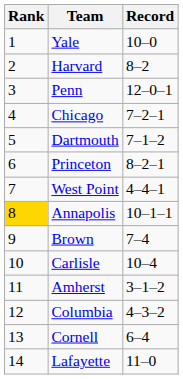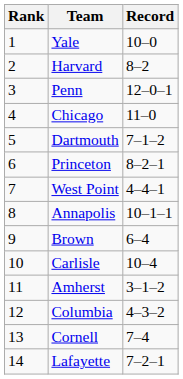(145, 115) 7–2–1 -> (141, 115) 11–0
(12, 213) gold background -> (12, 213) no background
(138, 238) 7–4 -> (138, 238) 6–4
(138, 336) 6–4 -> (138, 336) 7–4
(141, 361) 11–0 -> (145, 361) 7–2–1
